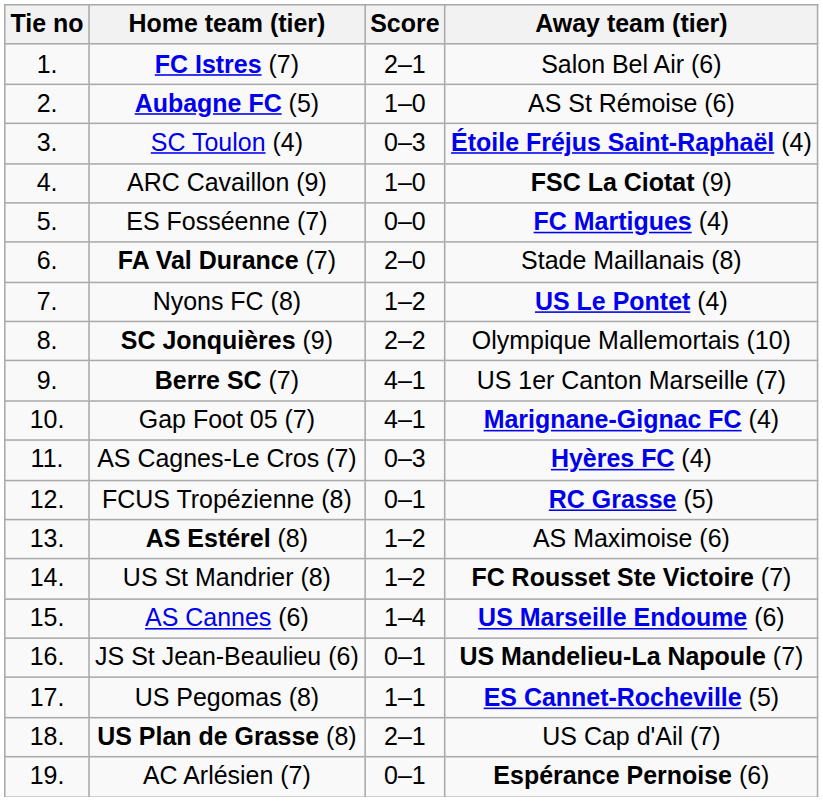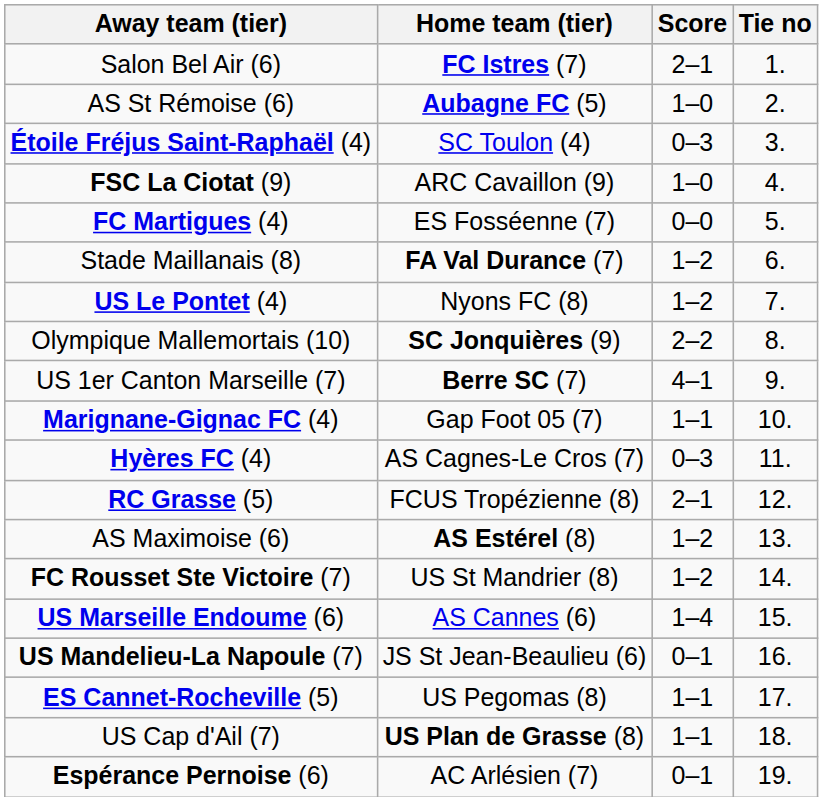columns swapped: (47, 24) <-> (631, 24)
(405, 261) 2–0 -> (692, 261) 1–2
(405, 420) 4–1 -> (692, 420) 1–1
(405, 499) 0–1 -> (692, 499) 2–1
(405, 736) 2–1 -> (692, 736) 1–1
